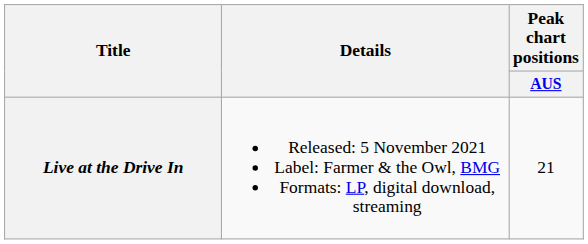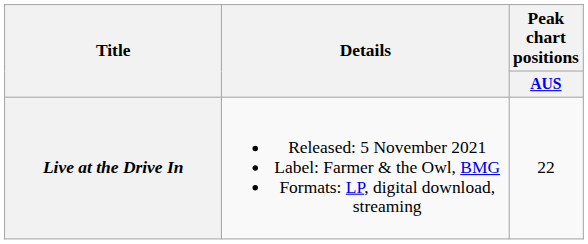(546, 167) 21 -> (546, 167) 22
